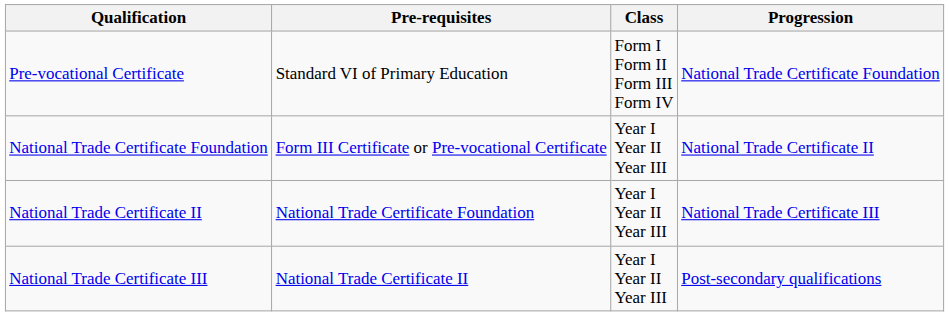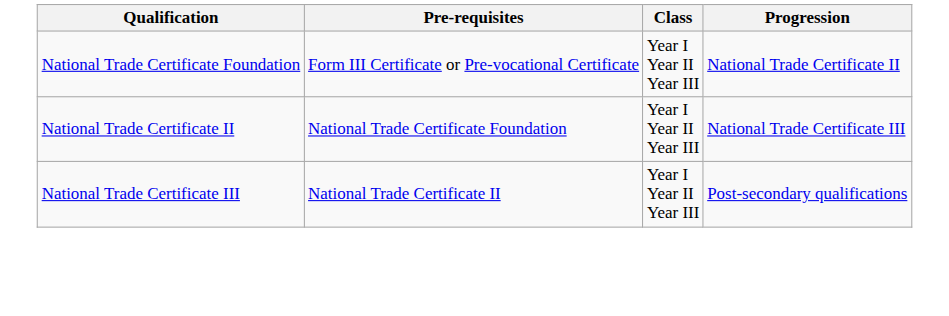- row: (97, 73)
